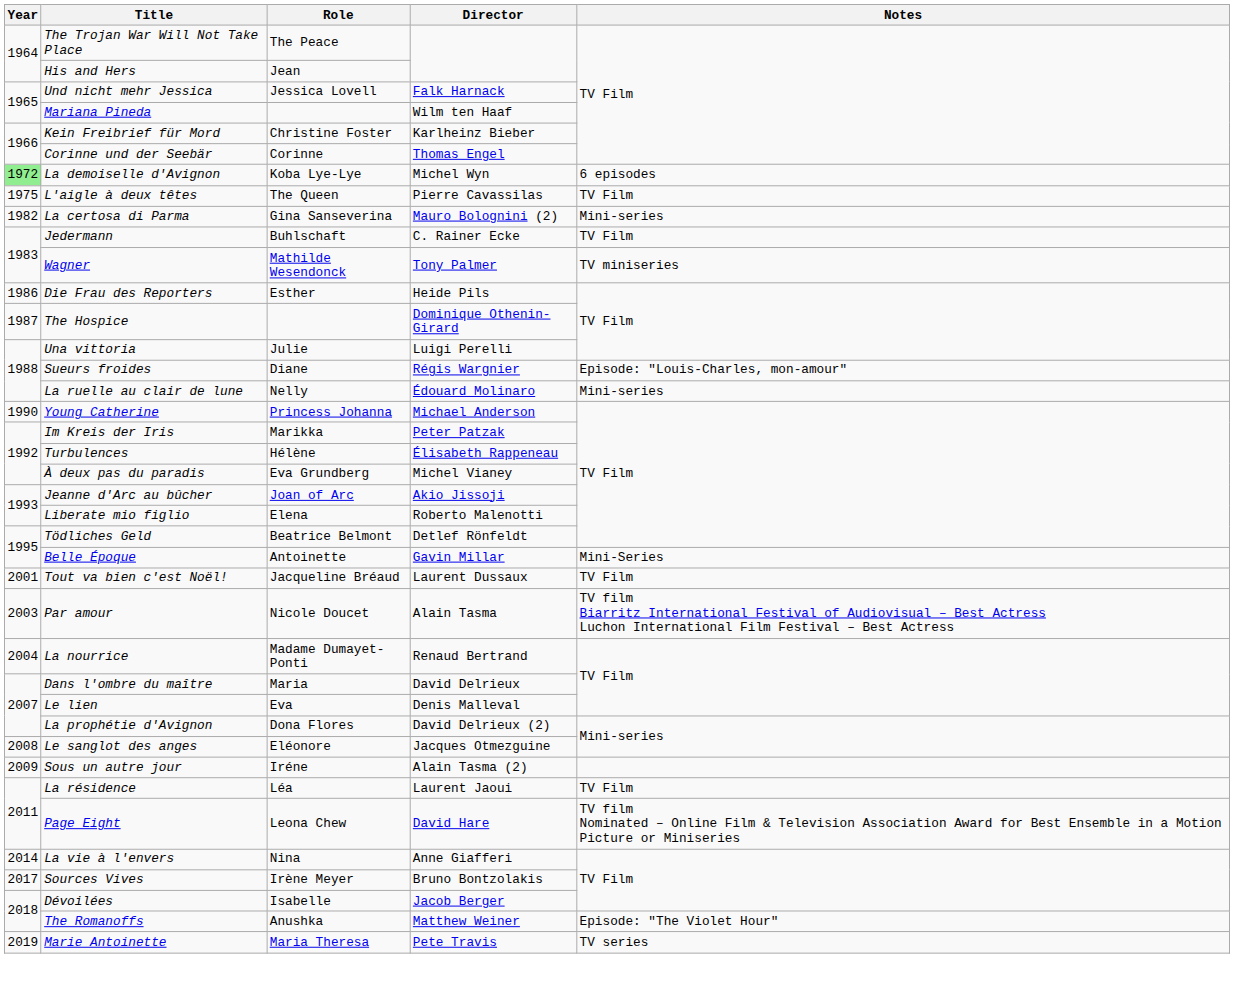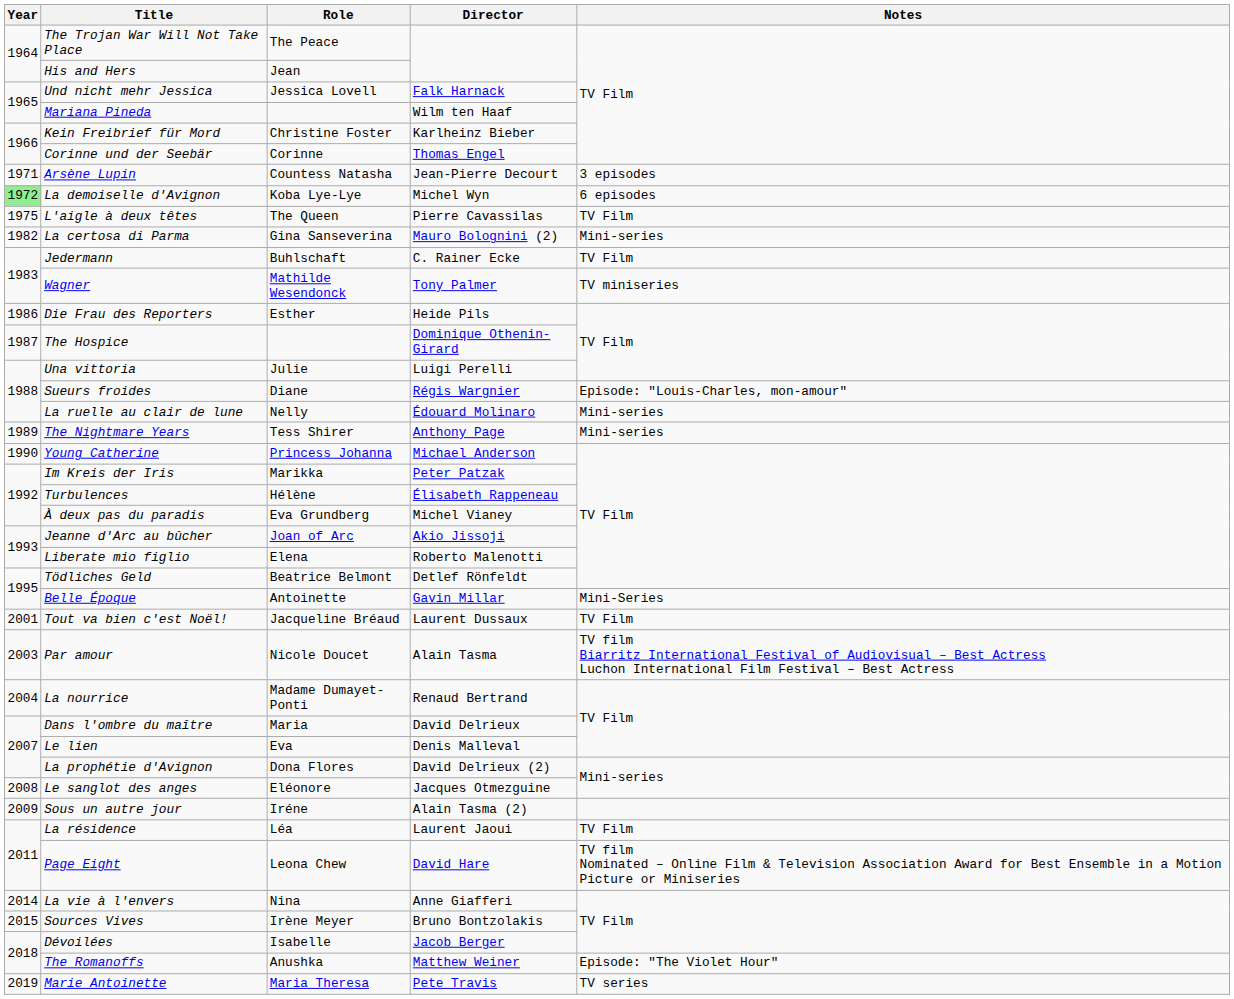+ row: (90, 175)
+ row: (117, 433)
(23, 880) 2017 -> (23, 921) 2015
